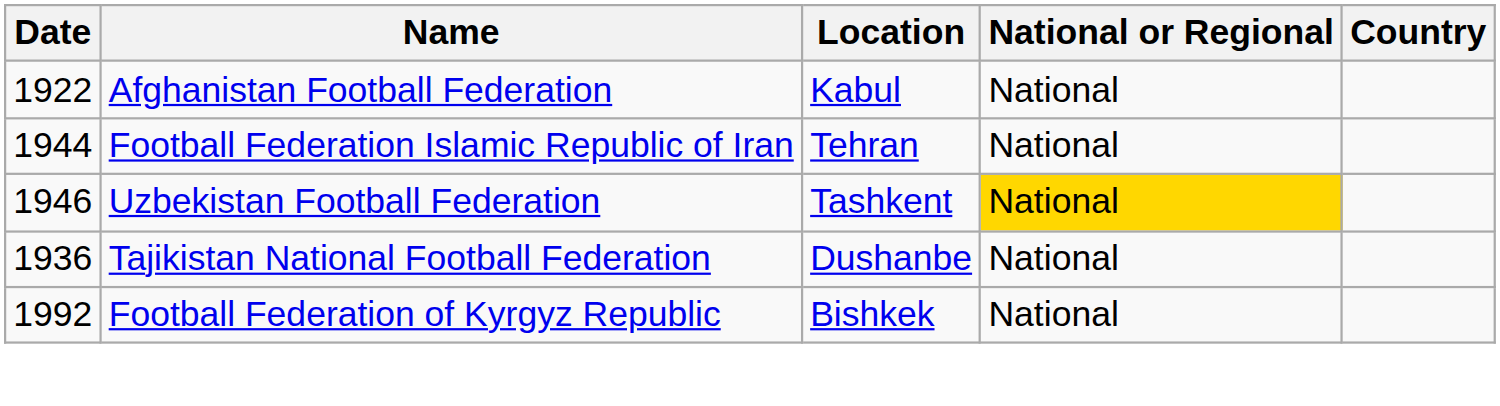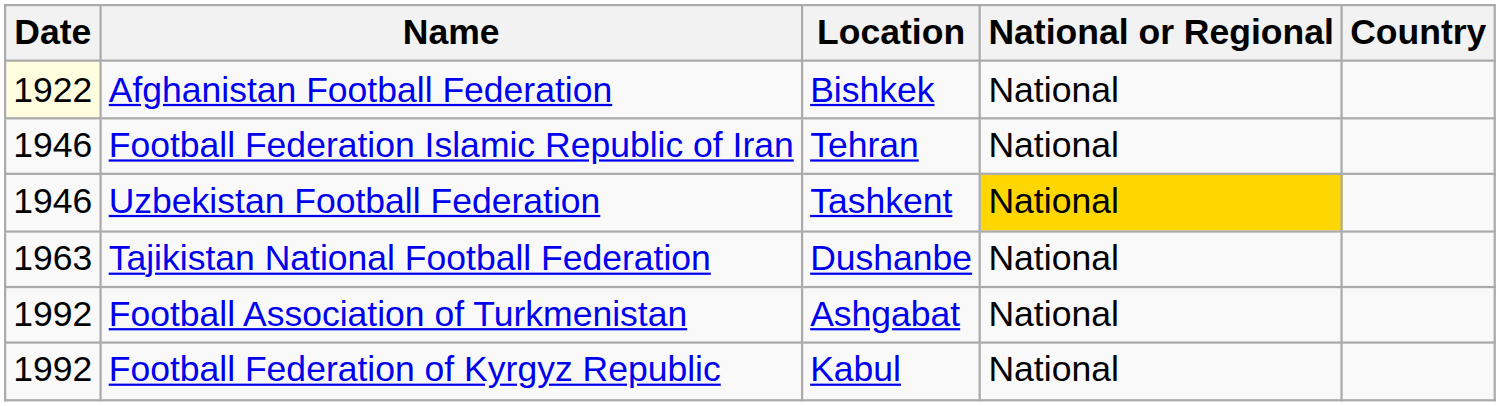(53, 88) no background -> (53, 88) lightyellow background
(856, 88) Kabul -> (872, 88) Bishkek
(53, 145) 1944 -> (53, 145) 1946
(53, 257) 1936 -> (53, 257) 1963
+ row: (398, 314)
(872, 314) Bishkek -> (856, 370) Kabul
